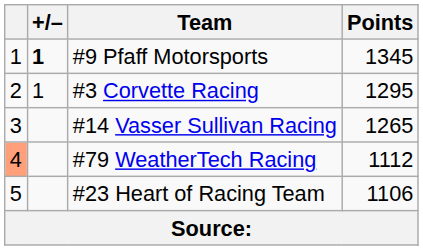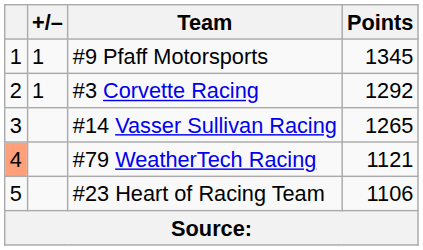(38, 57) bold -> (38, 57) normal
(389, 91) 1295 -> (389, 91) 1292
(391, 160) 1112 -> (390, 160) 1121
